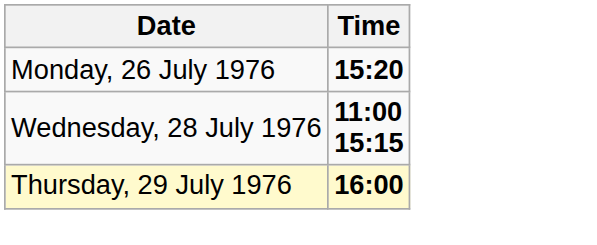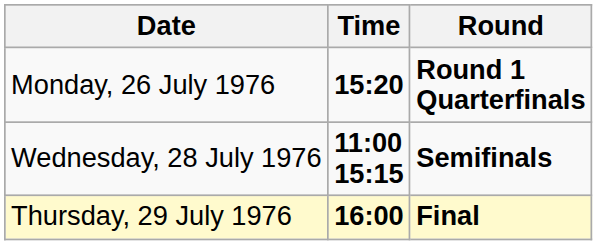+ column: (501, 26)
